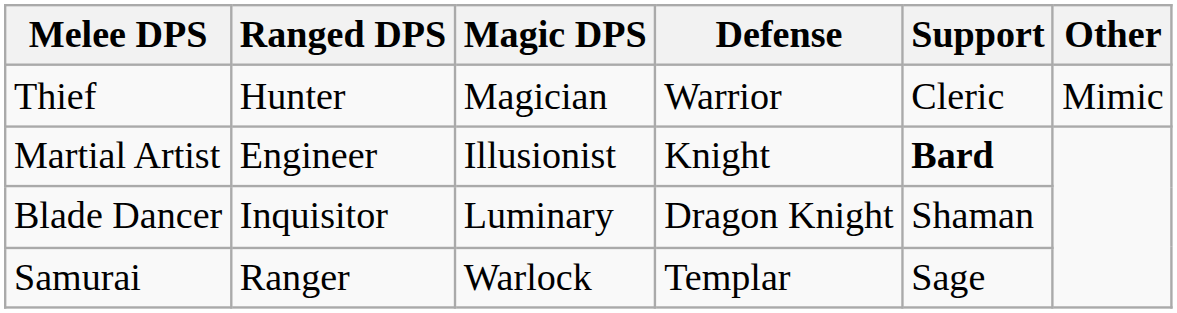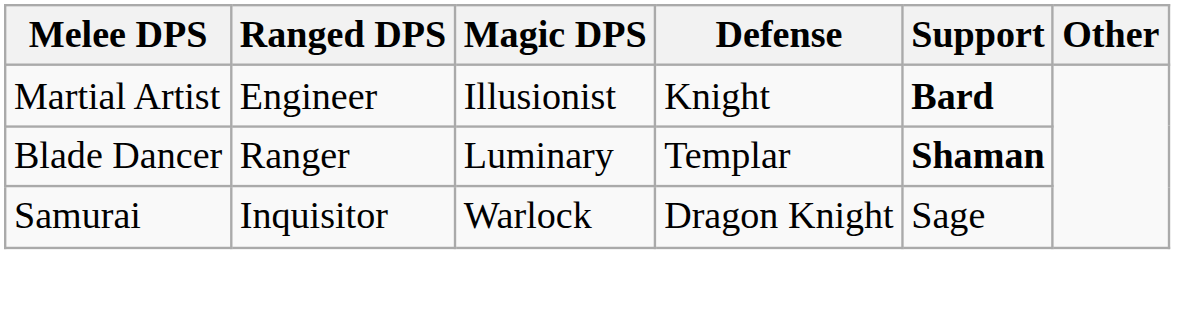- row: (55, 95)
(314, 215) Inquisitor -> (295, 155) Ranger
(779, 215) Dragon Knight -> (727, 155) Templar
(973, 215) normal -> (978, 155) bold
(295, 276) Ranger -> (314, 215) Inquisitor
(727, 276) Templar -> (779, 215) Dragon Knight
